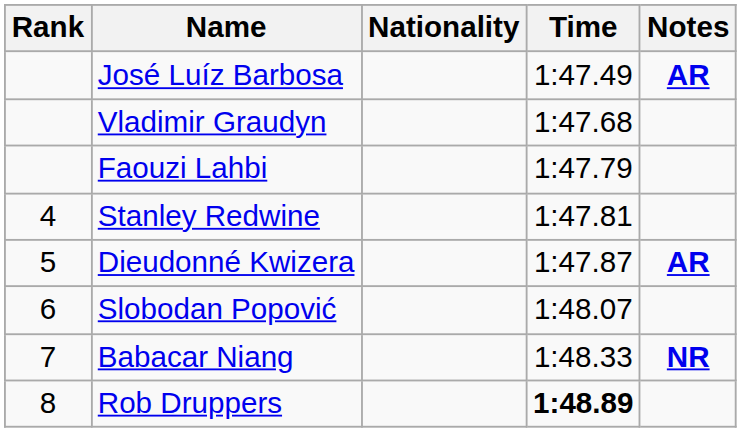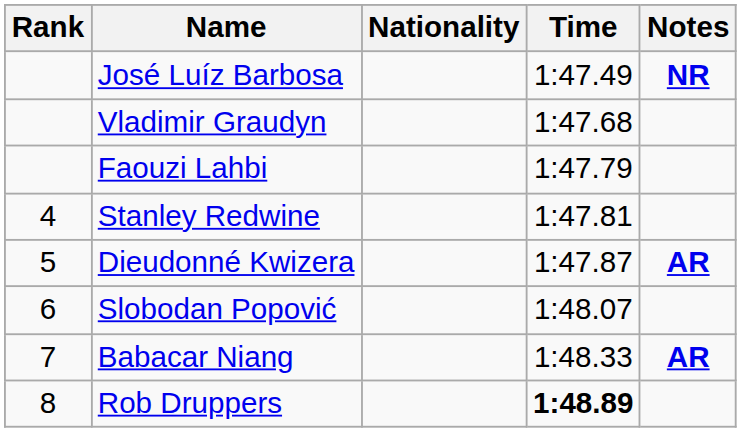(688, 74) AR -> (688, 74) NR
(688, 356) NR -> (688, 356) AR
